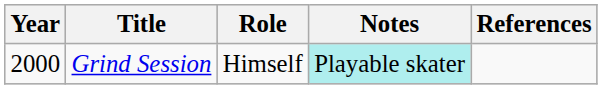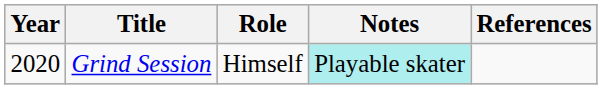(35, 63) 2000 -> (35, 63) 2020
